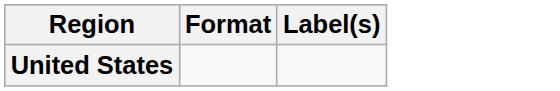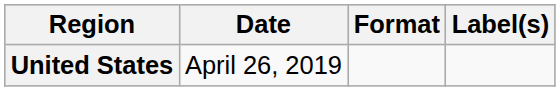+ column: (263, 24)
